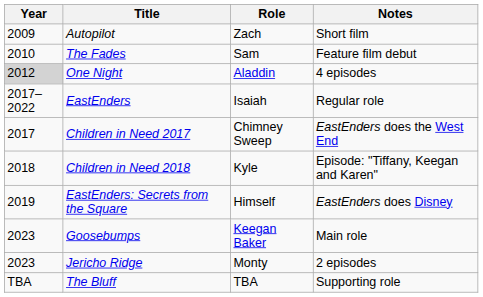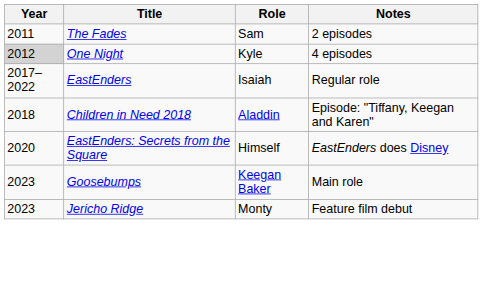- row: (90, 34)
(21, 53) 2010 -> (21, 34) 2011
(366, 53) Feature film debut -> (342, 34) 2 episodes
(254, 73) Aladdin -> (250, 53) Kyle
- row: (128, 134)
(246, 168) Kyle -> (259, 114) Aladdin
(21, 202) 2019 -> (21, 148) 2020
(346, 262) 2 episodes -> (362, 209) Feature film debut
- row: (91, 282)
